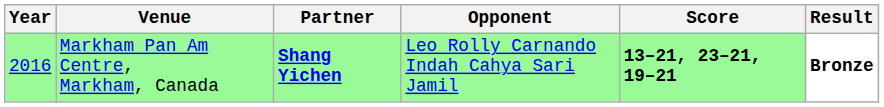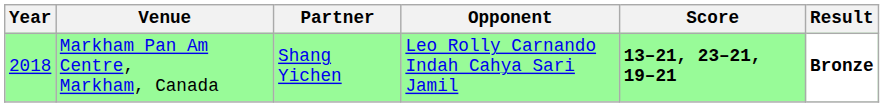(30, 68) 2016 -> (30, 68) 2018
(310, 68) bold -> (310, 68) normal
